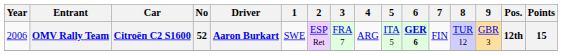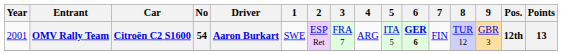(17, 36) 2006 -> (17, 36) 2001
(202, 36) 52 -> (202, 36) 54
(541, 36) 15 -> (541, 36) 13
